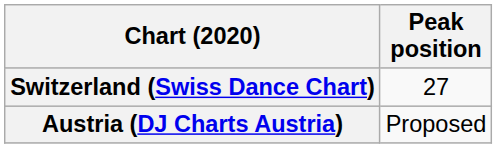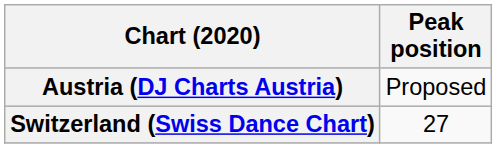rows swapped: (192, 86) <-> (192, 124)
